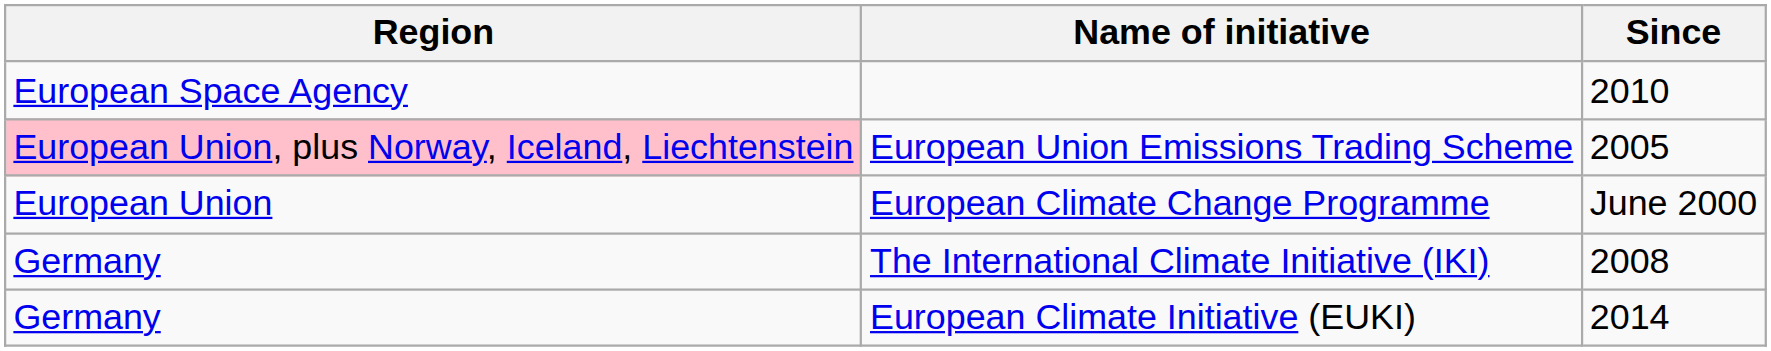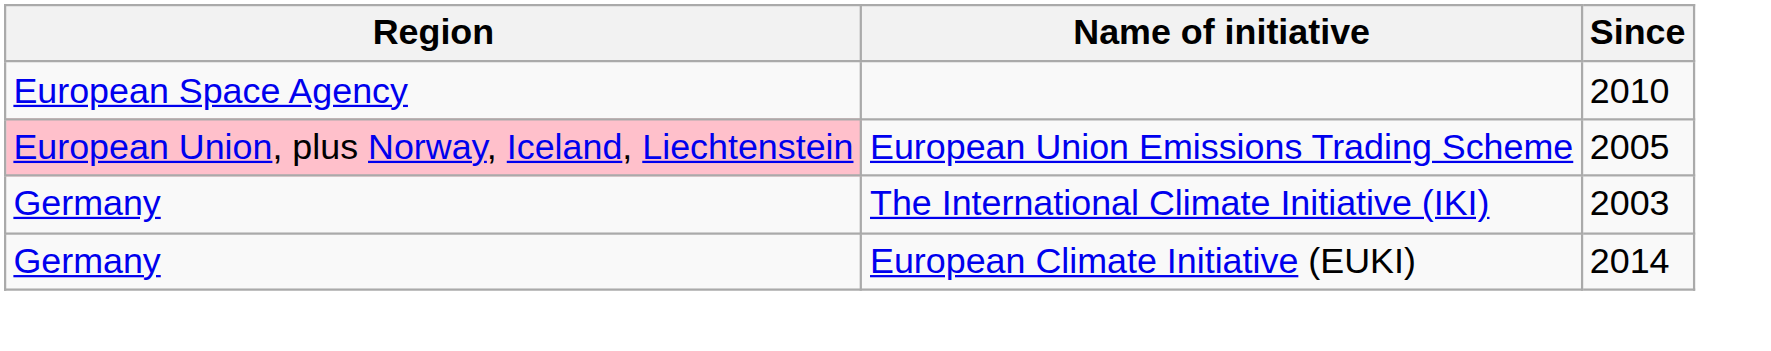- row: (1180, 203)
(1630, 260) 2008 -> (1630, 203) 2003
